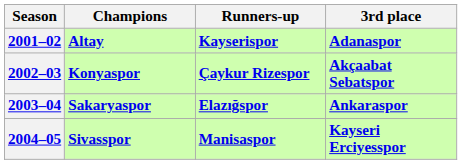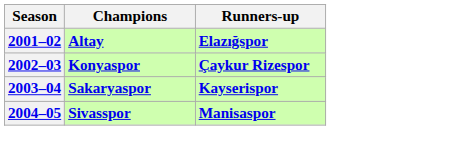- column: (391, 16)
(238, 40) Kayserispor -> (233, 40) Elazığspor
(233, 105) Elazığspor -> (238, 88) Kayserispor
